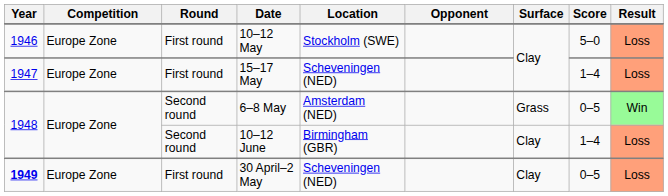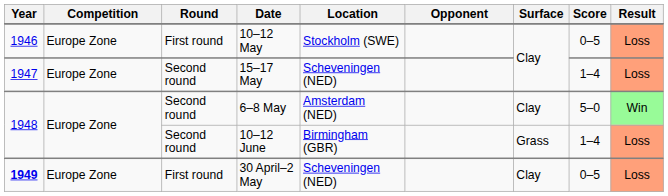(590, 41) 5–0 -> (590, 41) 0–5
(194, 74) First round -> (185, 74) Second round
(533, 108) Grass -> (529, 108) Clay
(590, 108) 0–5 -> (590, 108) 5–0
(529, 141) Clay -> (533, 141) Grass
